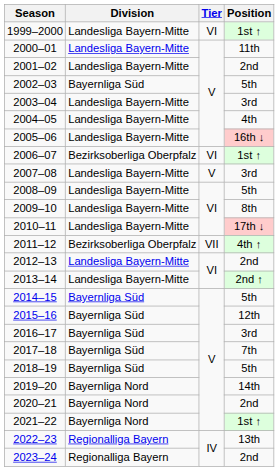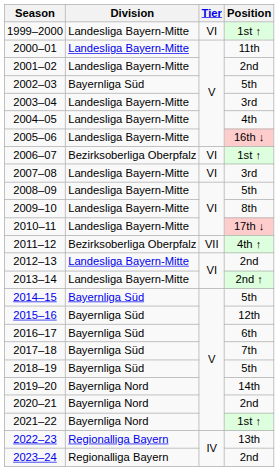(212, 173) V -> (212, 173) VI
(249, 333) 3rd -> (249, 333) 6th
